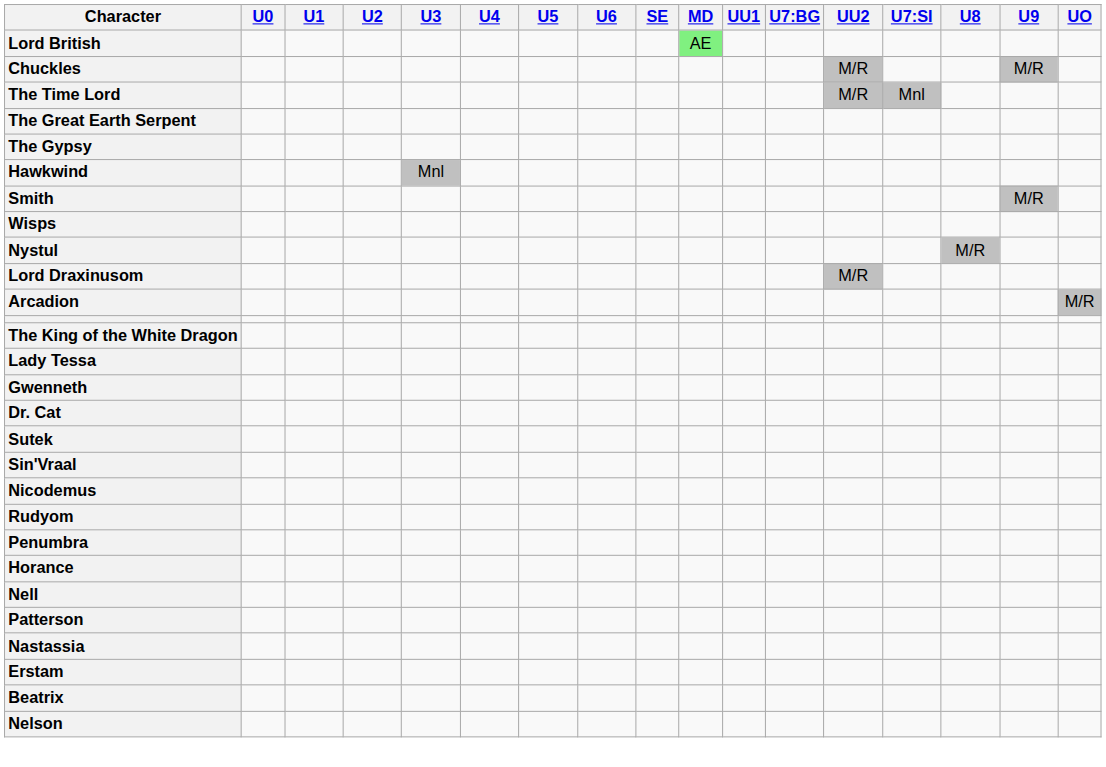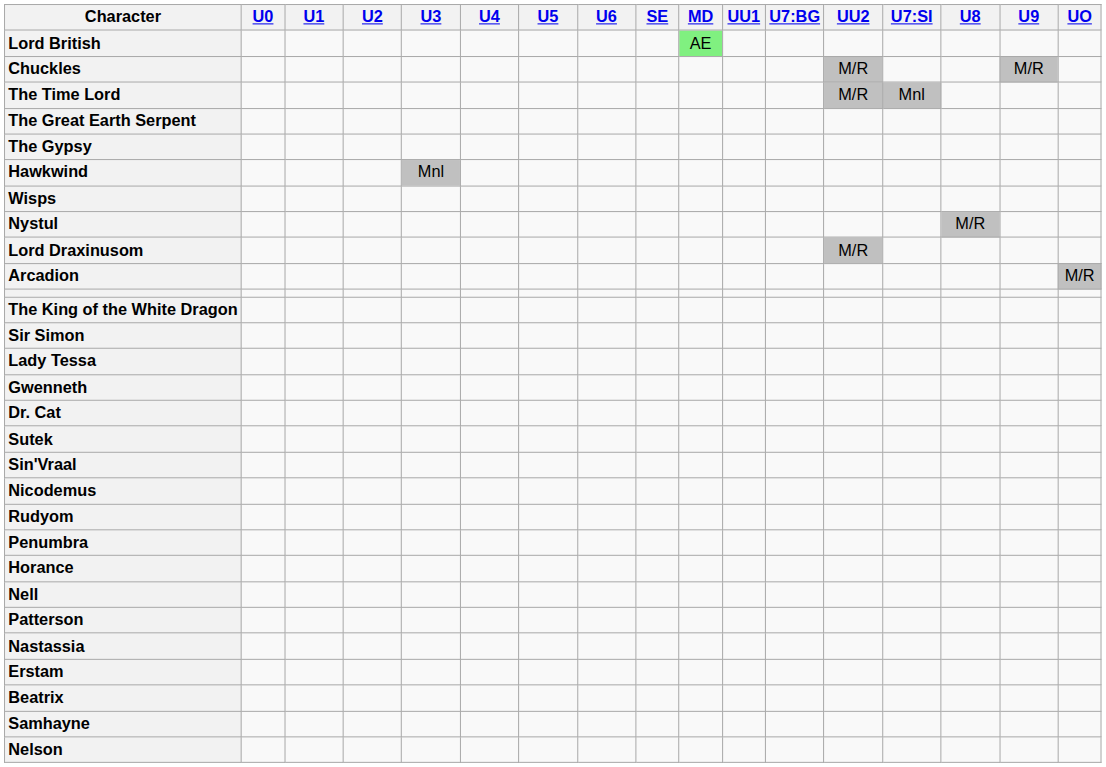- row: (31, 198)
+ row: (46, 335)
+ row: (49, 723)
